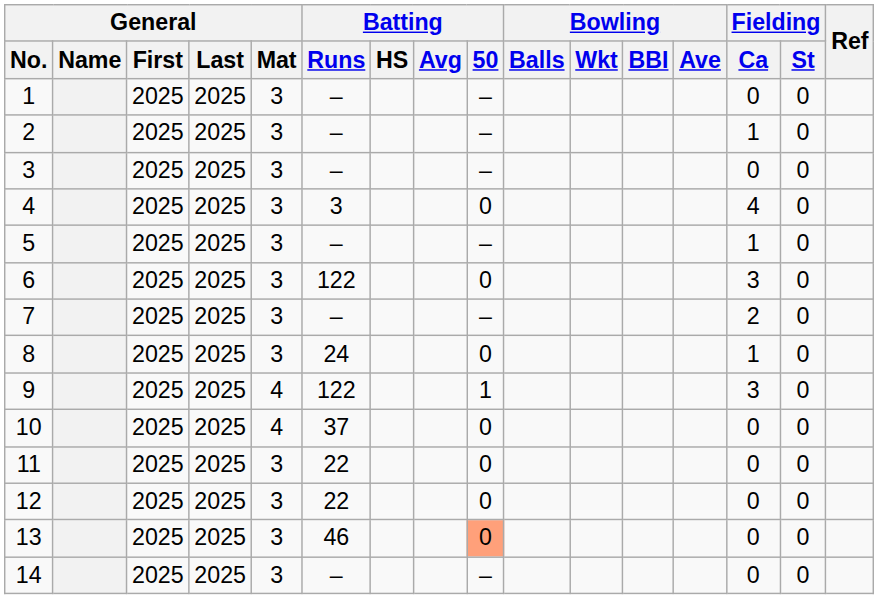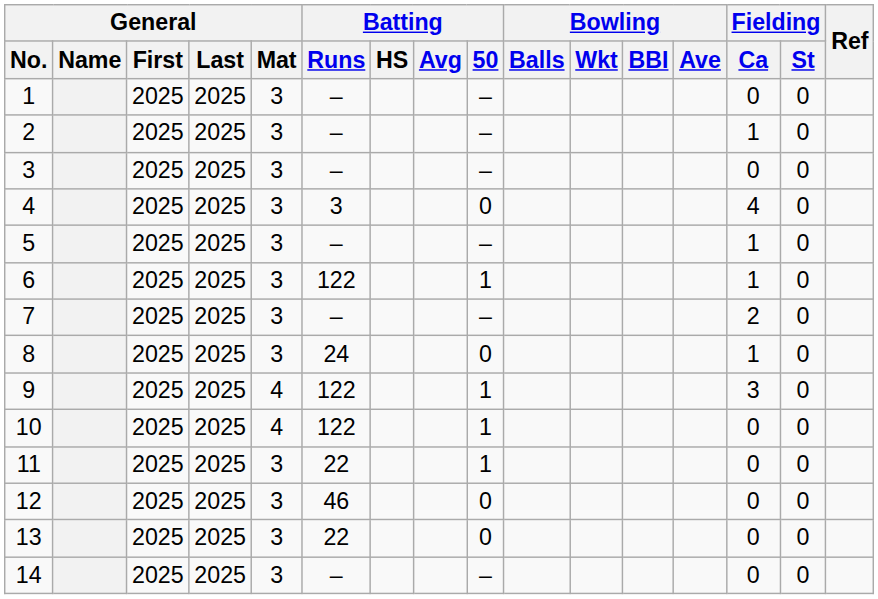(485, 280) 0 -> (485, 280) 1
(753, 280) 3 -> (753, 280) 1
(336, 427) 37 -> (336, 427) 122
(485, 427) 0 -> (485, 427) 1
(485, 464) 0 -> (485, 464) 1
(336, 501) 22 -> (336, 501) 46
(336, 538) 46 -> (336, 538) 22
(485, 538) lightsalmon background -> (485, 538) no background
